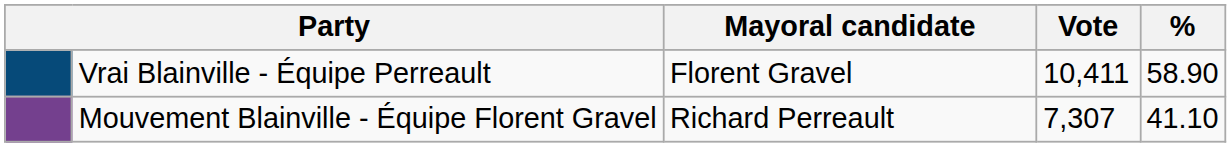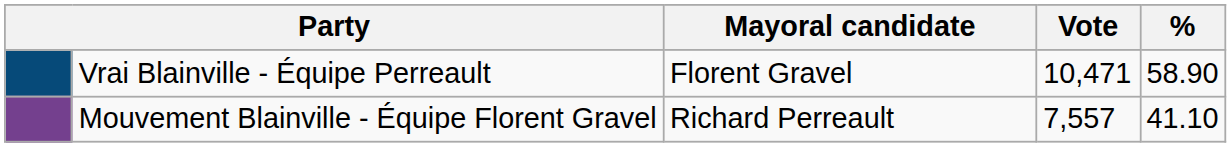(1086, 73) 10,411 -> (1087, 73) 10,471
(1079, 118) 7,307 -> (1079, 118) 7,557
